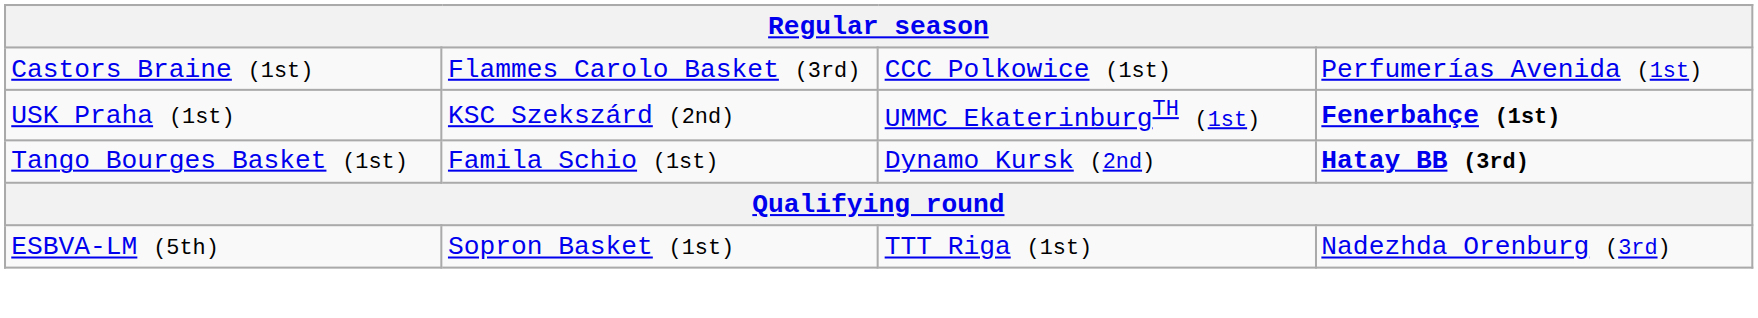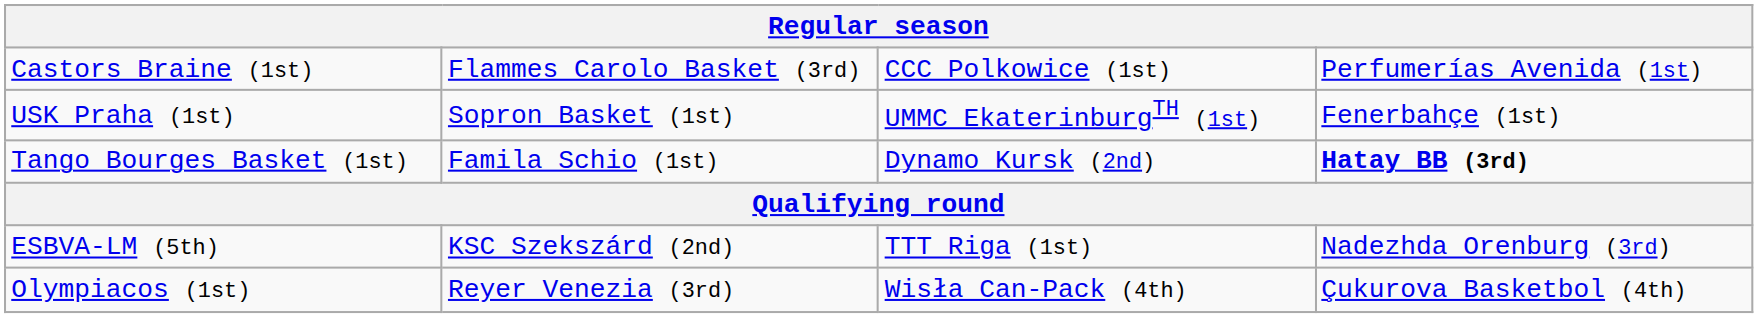(591, 115) KSC Szekszárd (2nd) -> (591, 115) Sopron Basket (1st)
(1441, 115) bold -> (1441, 115) normal
(591, 247) Sopron Basket (1st) -> (591, 247) KSC Szekszárd (2nd)
+ row: (131, 290)
